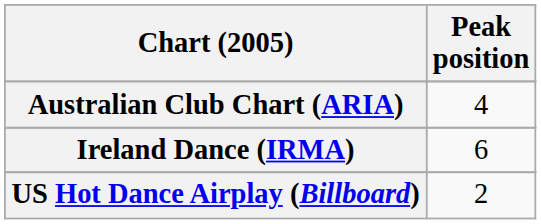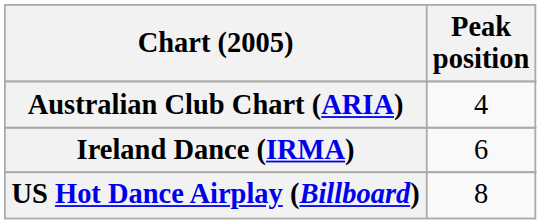(481, 194) 2 -> (481, 194) 8
